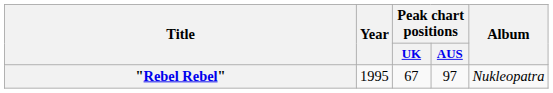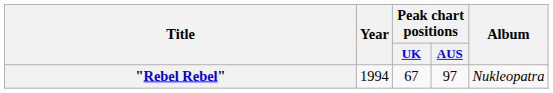(374, 76) 1995 -> (374, 76) 1994
